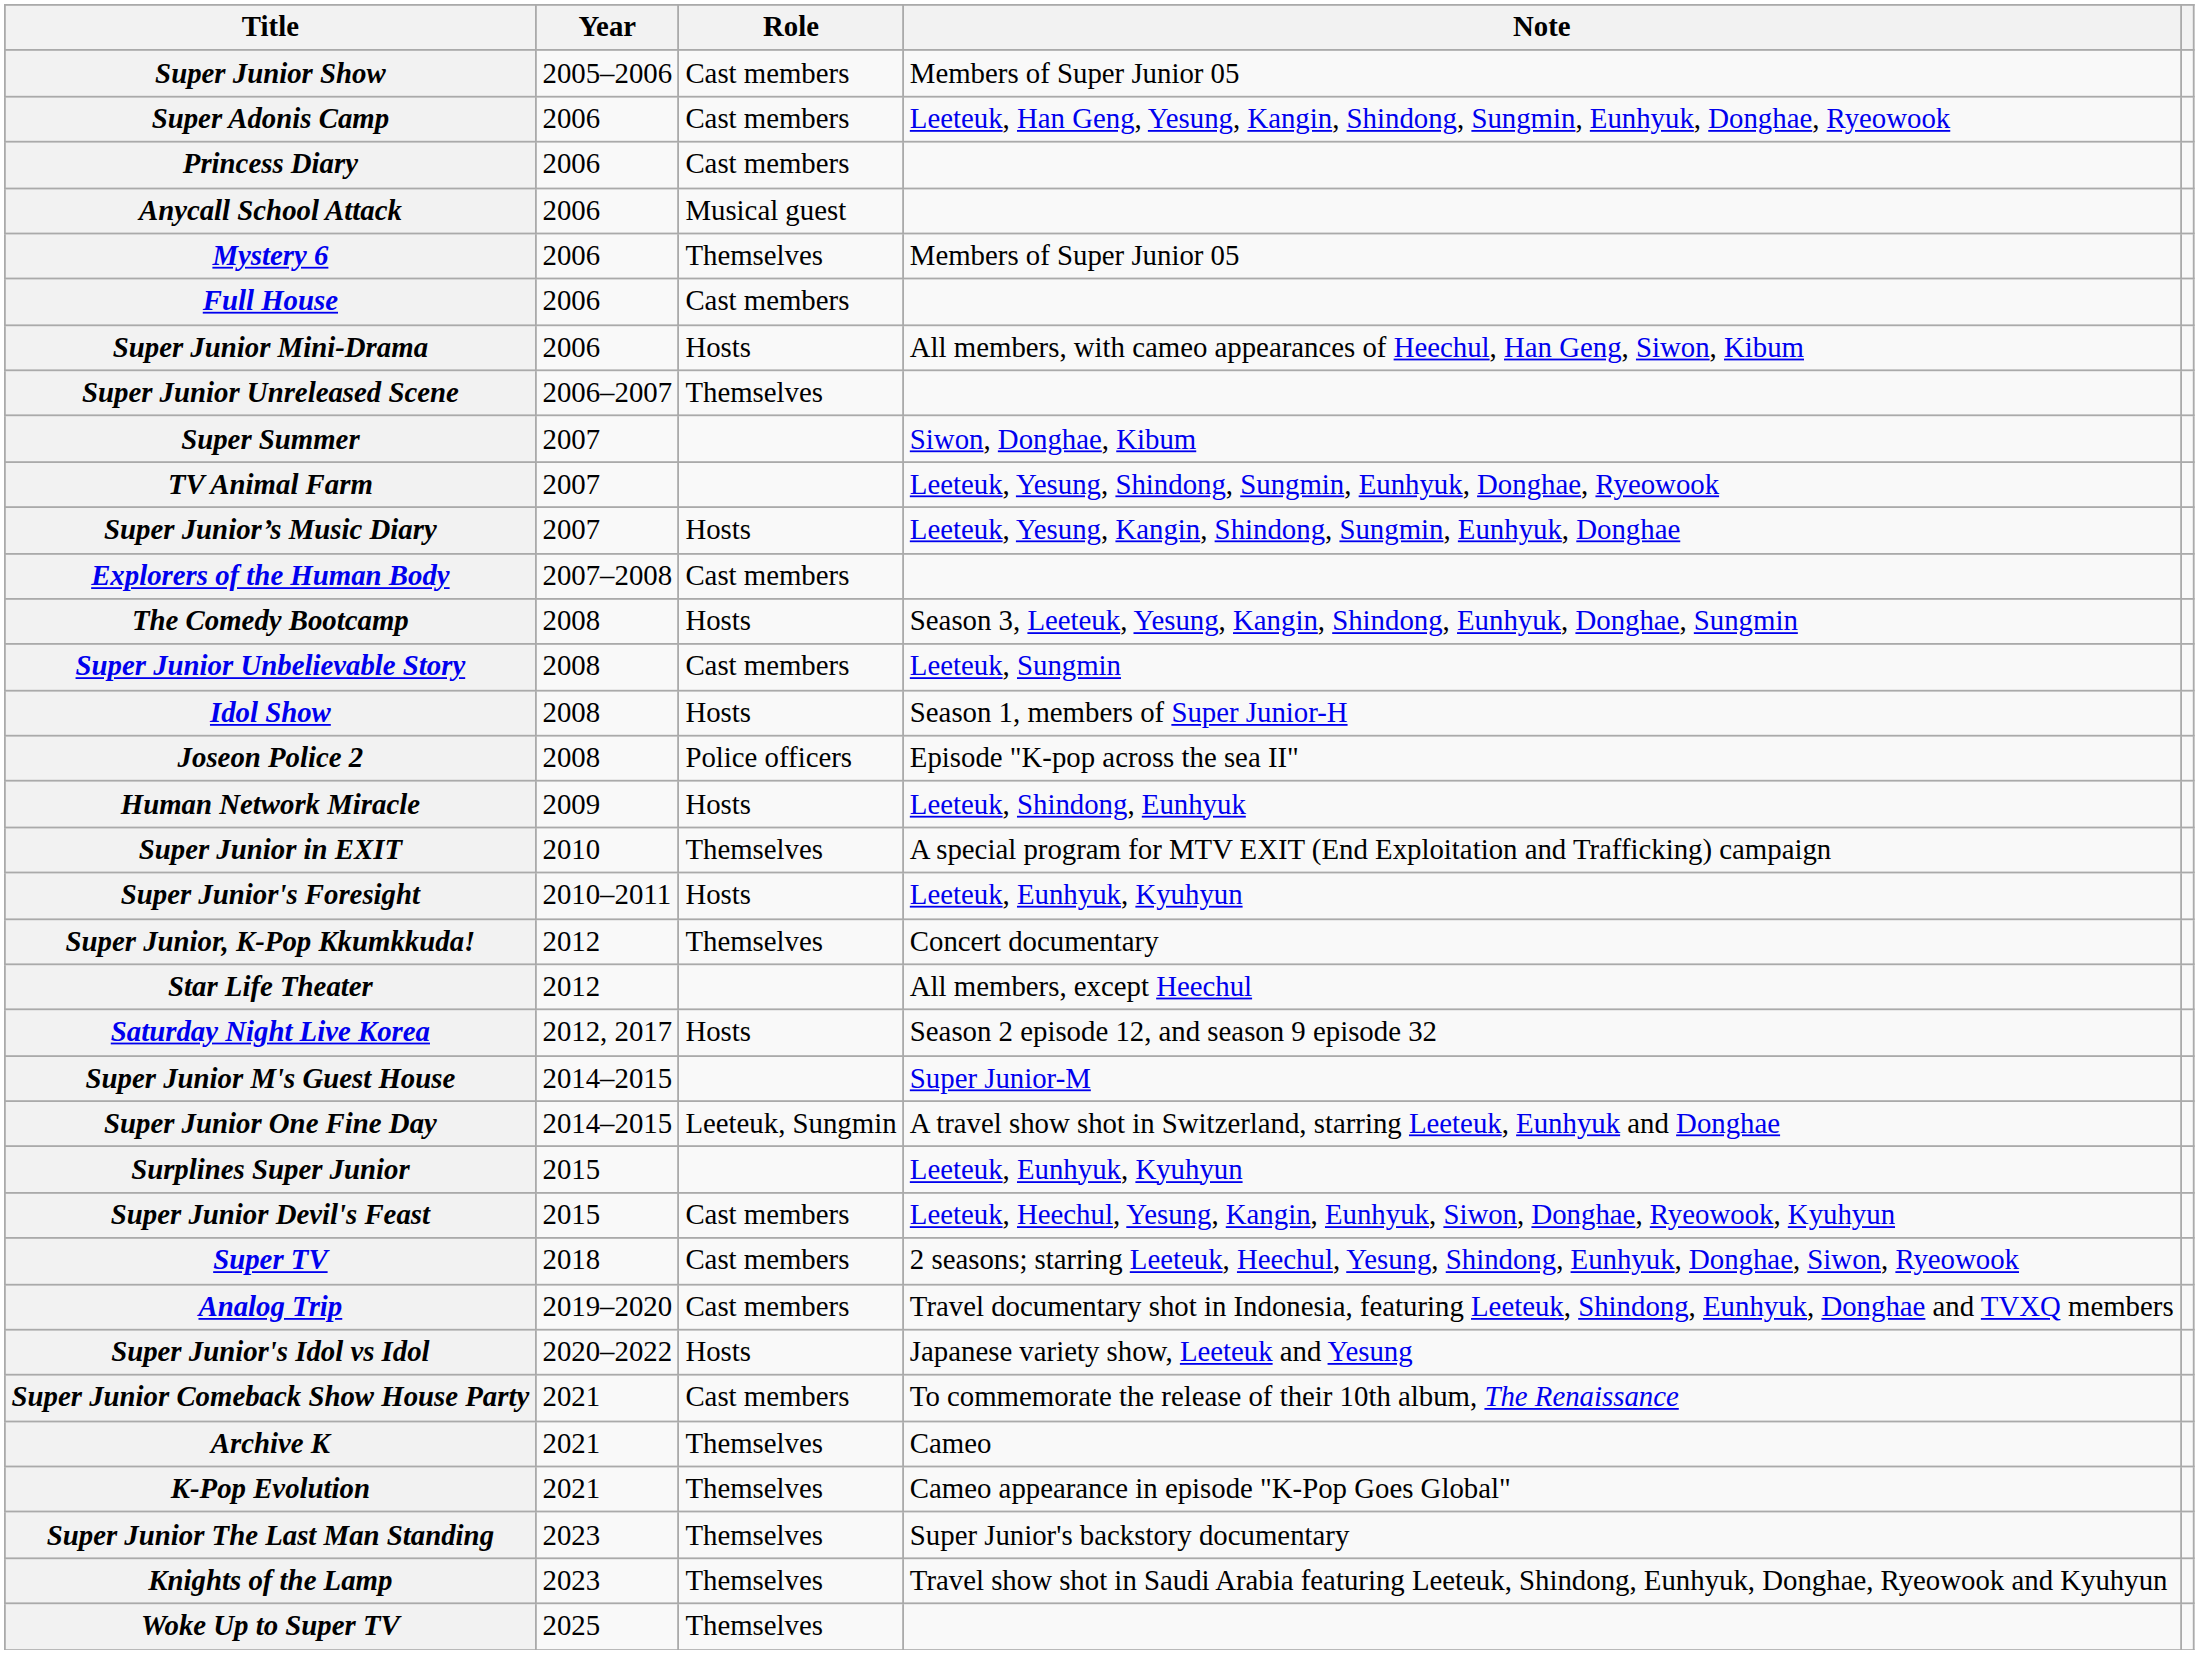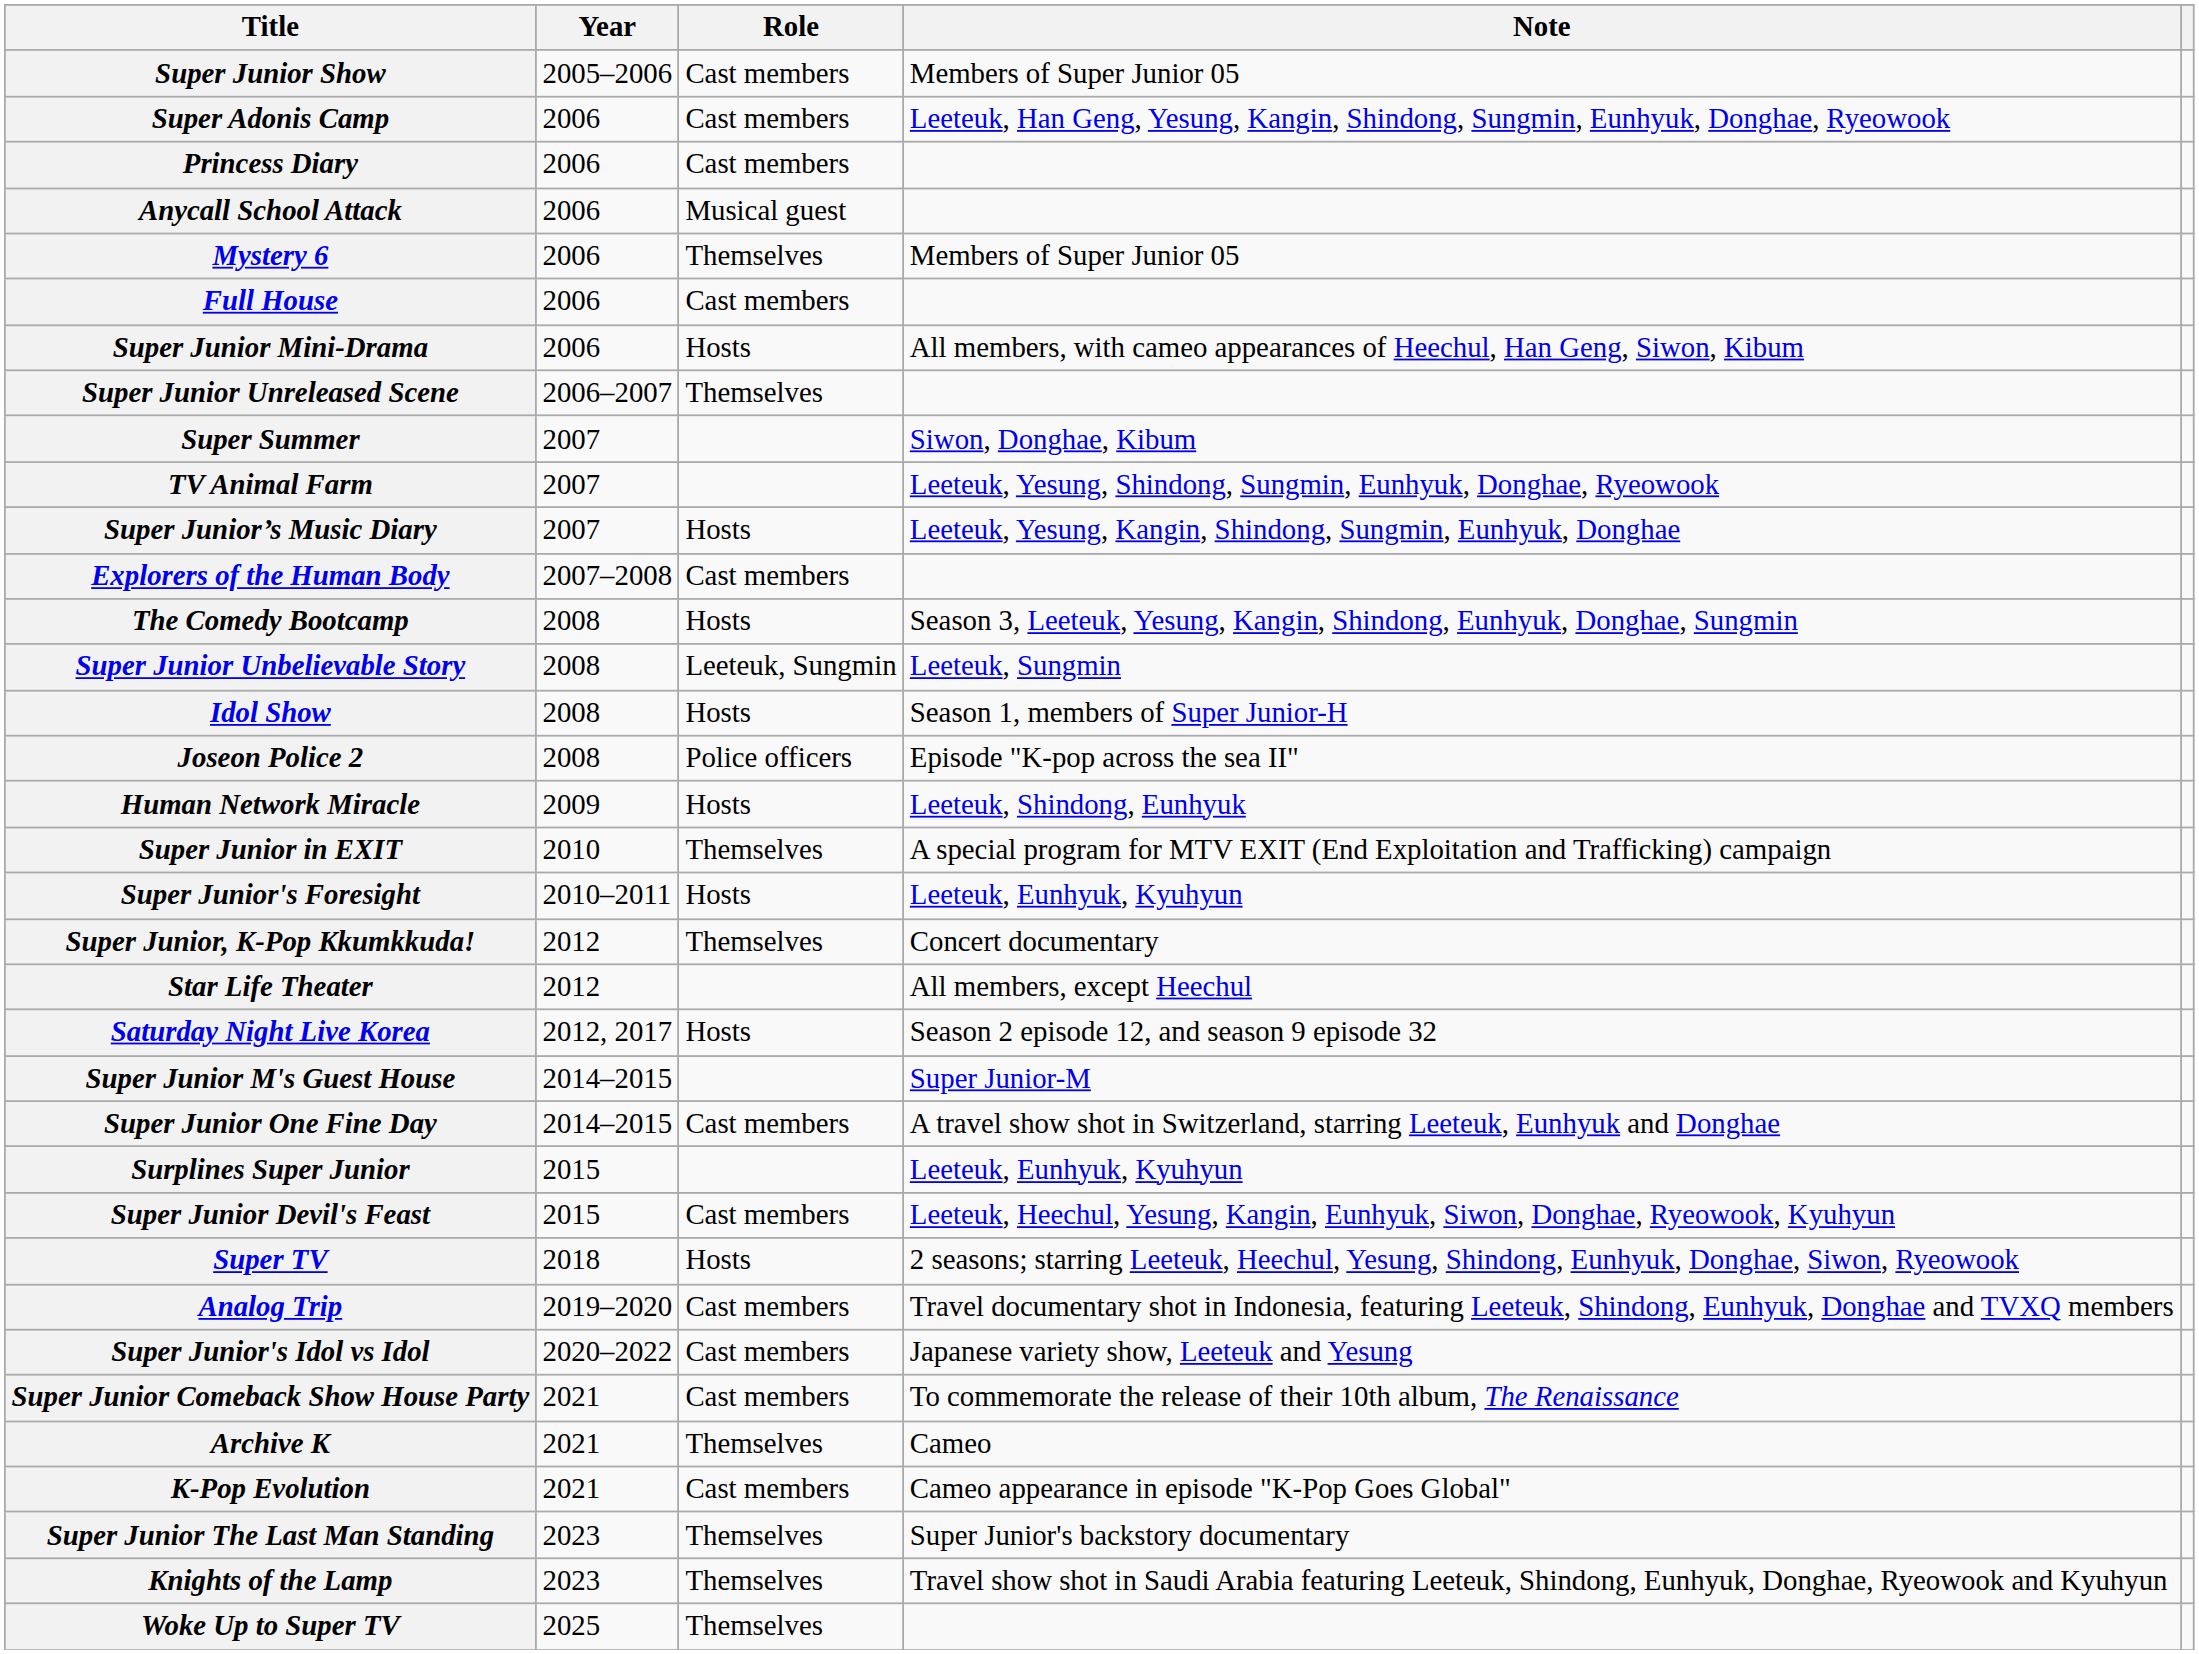(767, 666) Cast members -> (791, 666) Leeteuk, Sungmin
(791, 1123) Leeteuk, Sungmin -> (767, 1123) Cast members
(767, 1260) Cast members -> (718, 1260) Hosts
(718, 1351) Hosts -> (767, 1351) Cast members
(754, 1488) Themselves -> (767, 1488) Cast members
